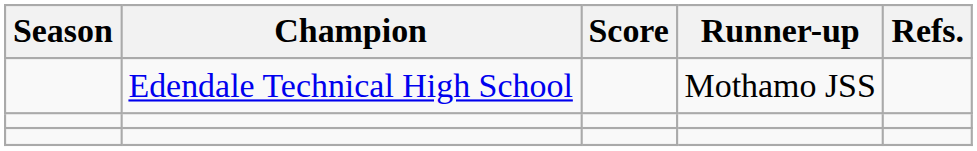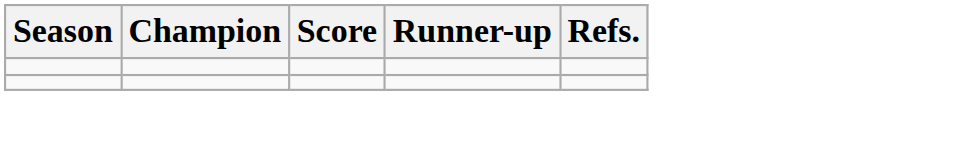- row: (351, 85)
